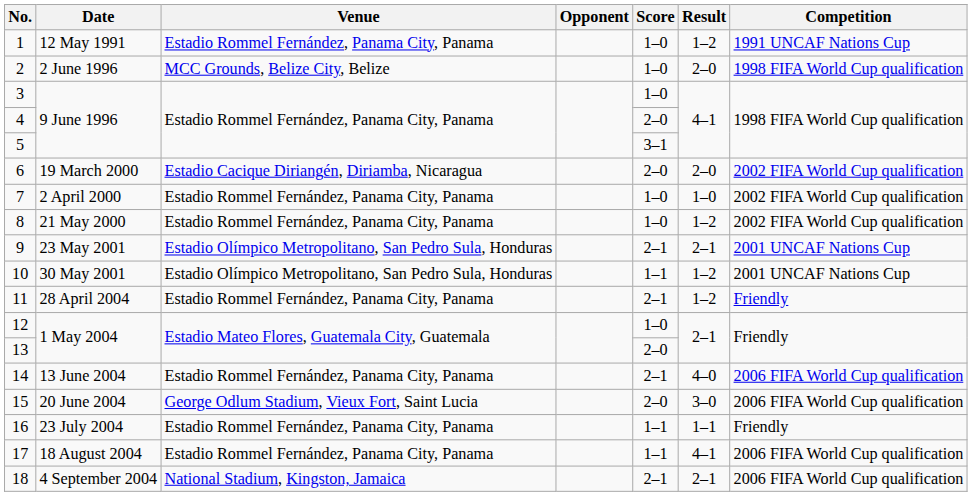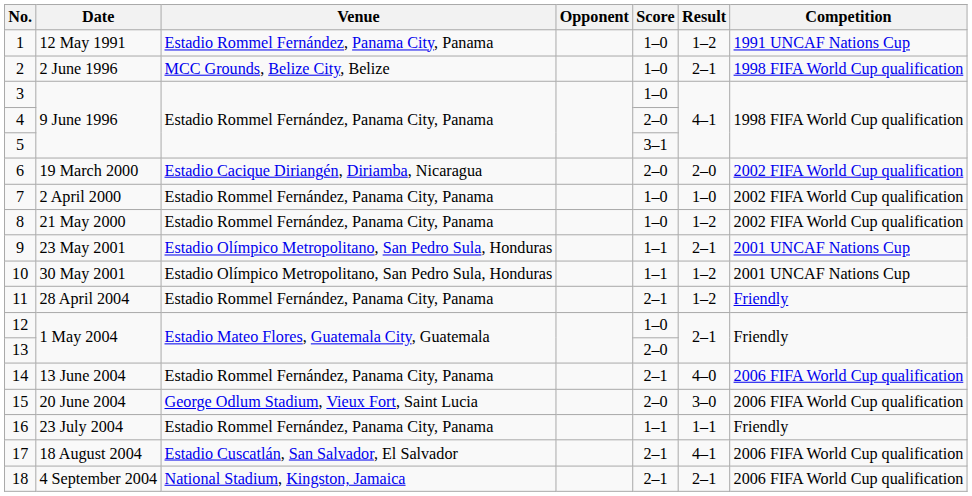(704, 68) 2–0 -> (704, 68) 2–1
(656, 247) 2–1 -> (656, 247) 1–1
(329, 453) Estadio Rommel Fernández, Panama City, Panama -> (311, 453) Estadio Cuscatlán, San Salvador, El Salvador
(656, 453) 1–1 -> (656, 453) 2–1
